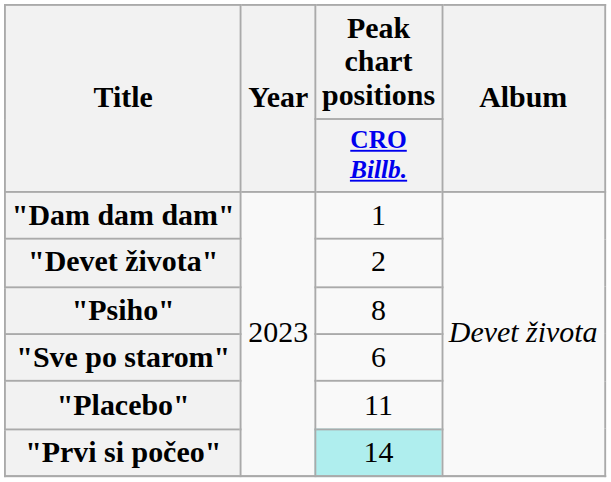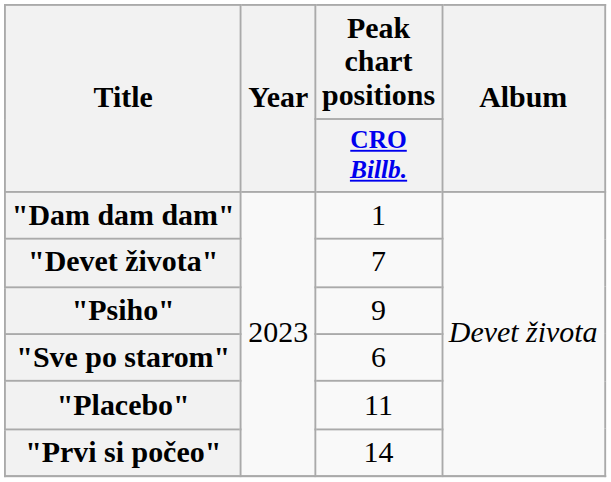(379, 262) 2 -> (379, 262) 7
(379, 309) 8 -> (379, 309) 9
(379, 452) paleturquoise background -> (379, 452) no background
